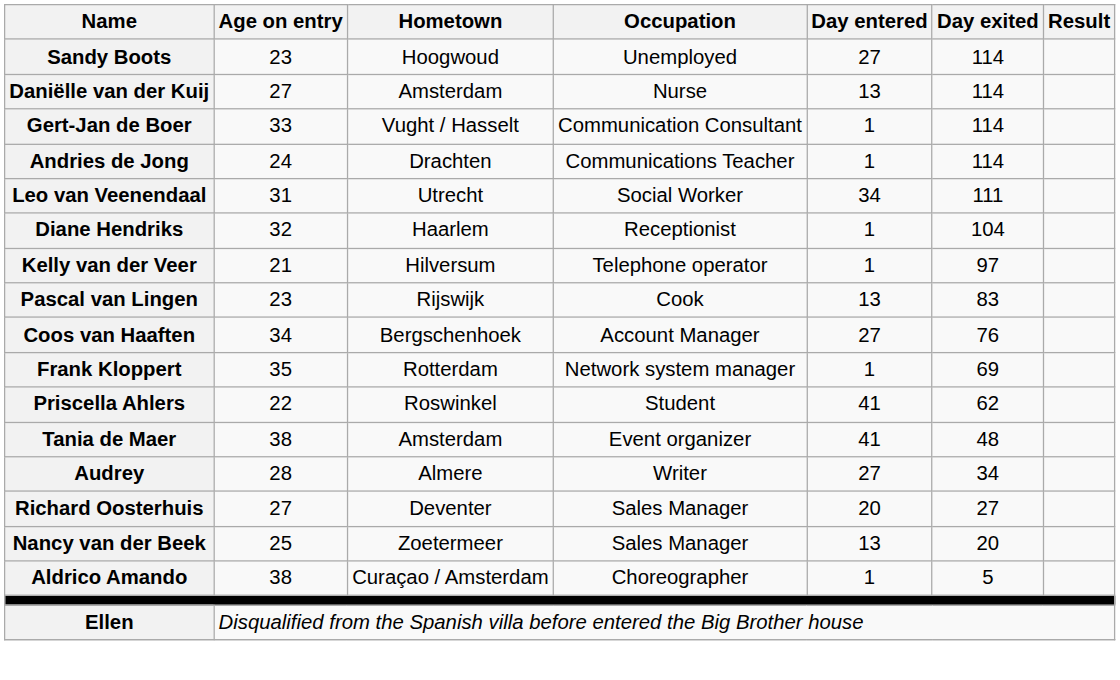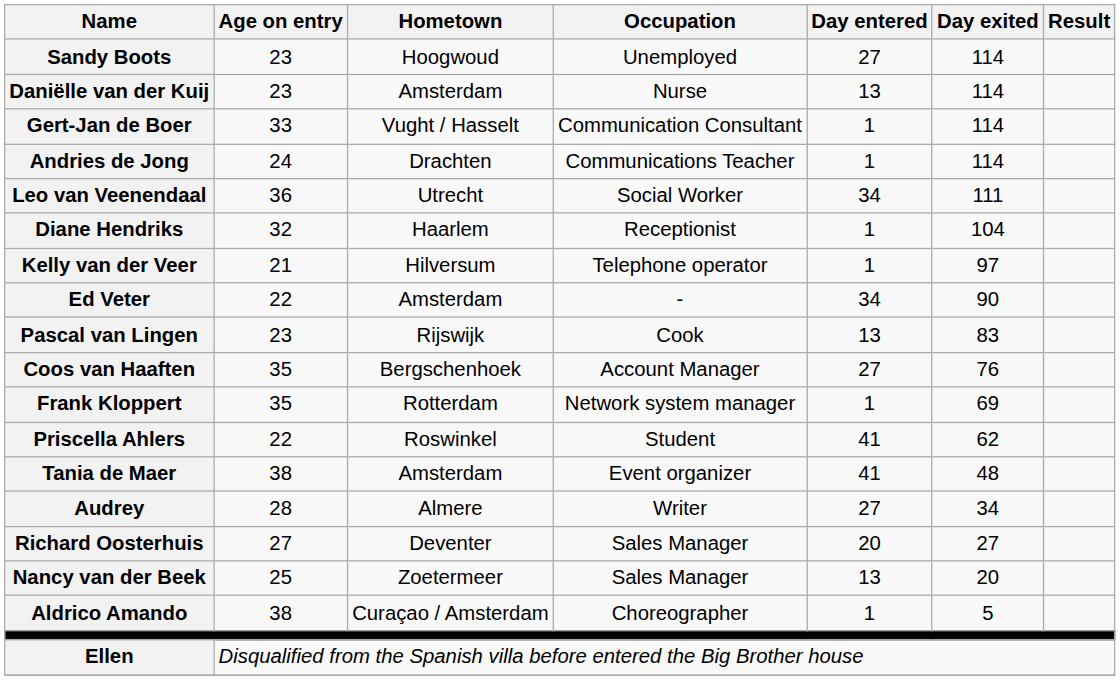(281, 91) 27 -> (281, 91) 23
(281, 195) 31 -> (281, 195) 36
+ row: (109, 300)
(281, 334) 34 -> (281, 369) 35
